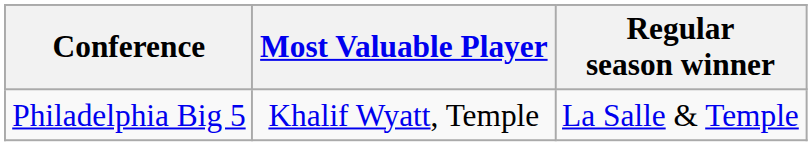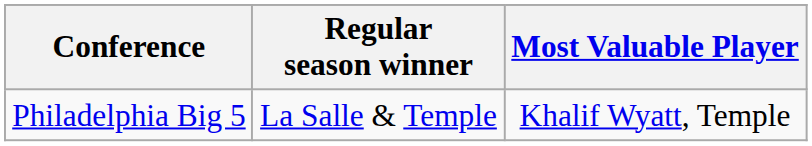columns swapped: (680, 47) <-> (404, 47)
